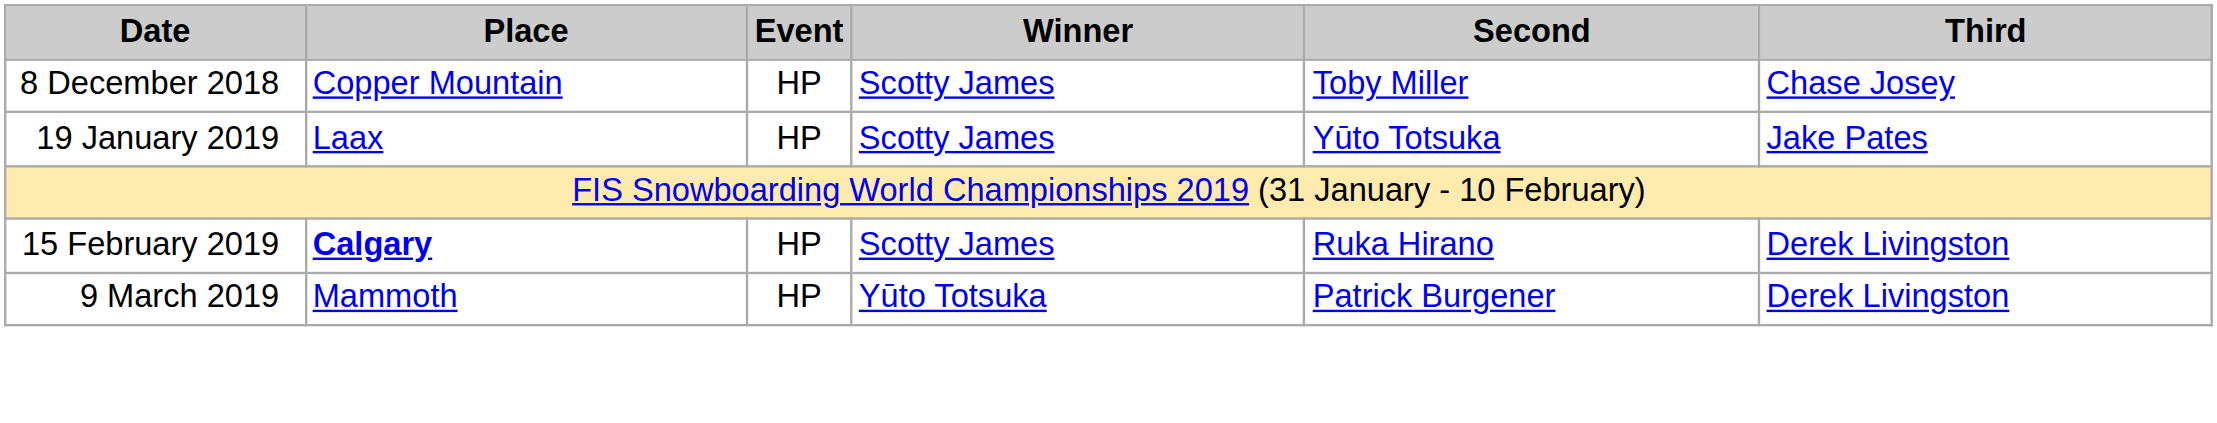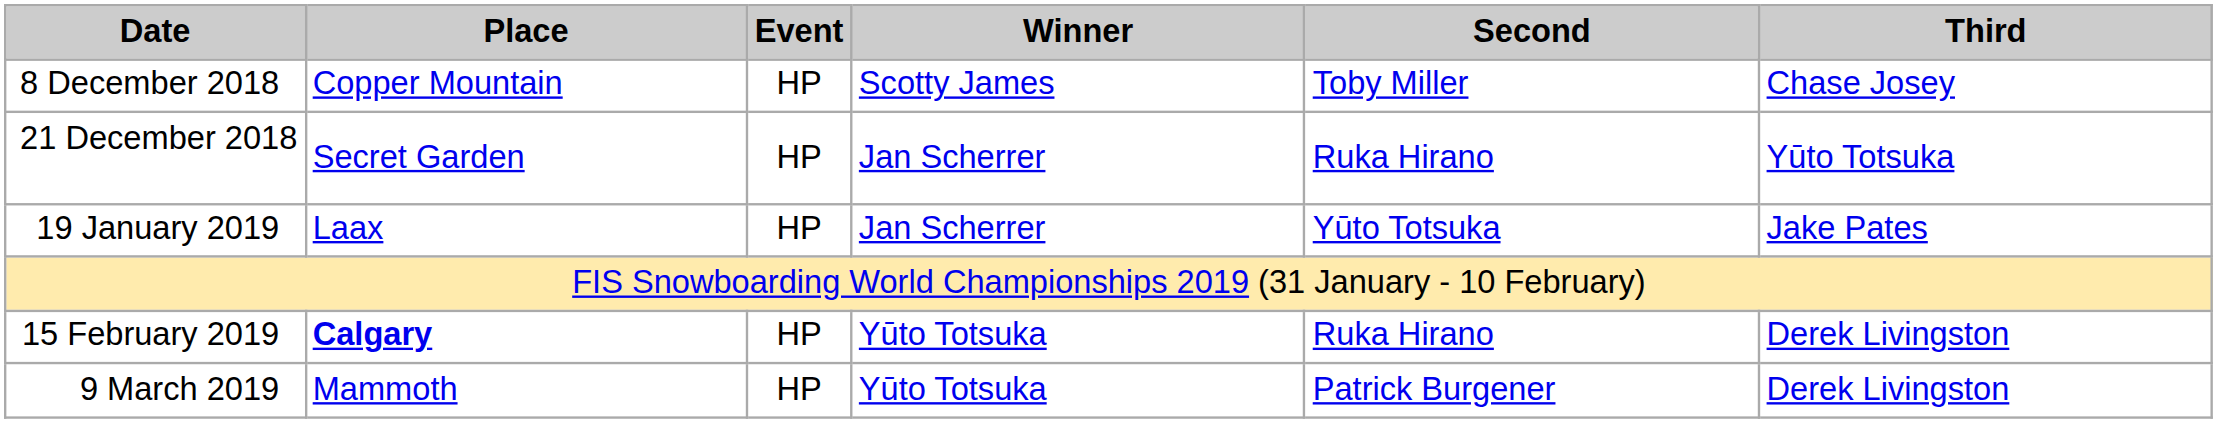+ row: (159, 156)
(957, 137) Scotty James -> (952, 228) Jan Scherrer
(957, 244) Scotty James -> (953, 335) Yūto Totsuka
